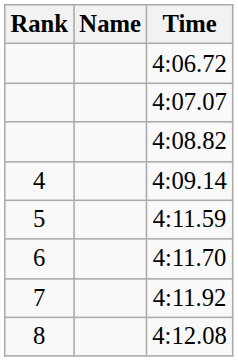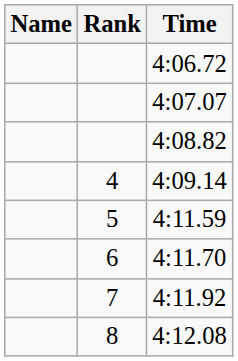columns swapped: (39, 24) <-> (110, 24)
